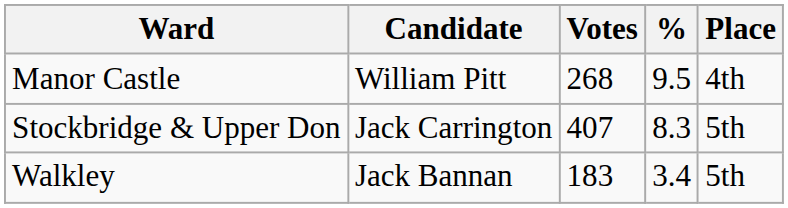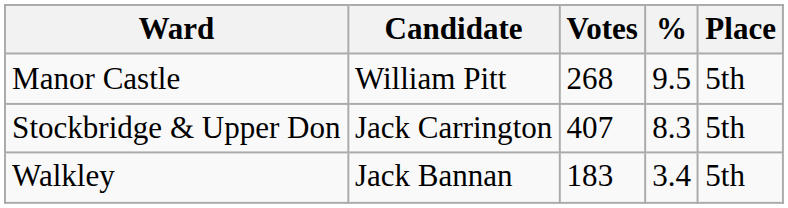(725, 78) 4th -> (725, 78) 5th
